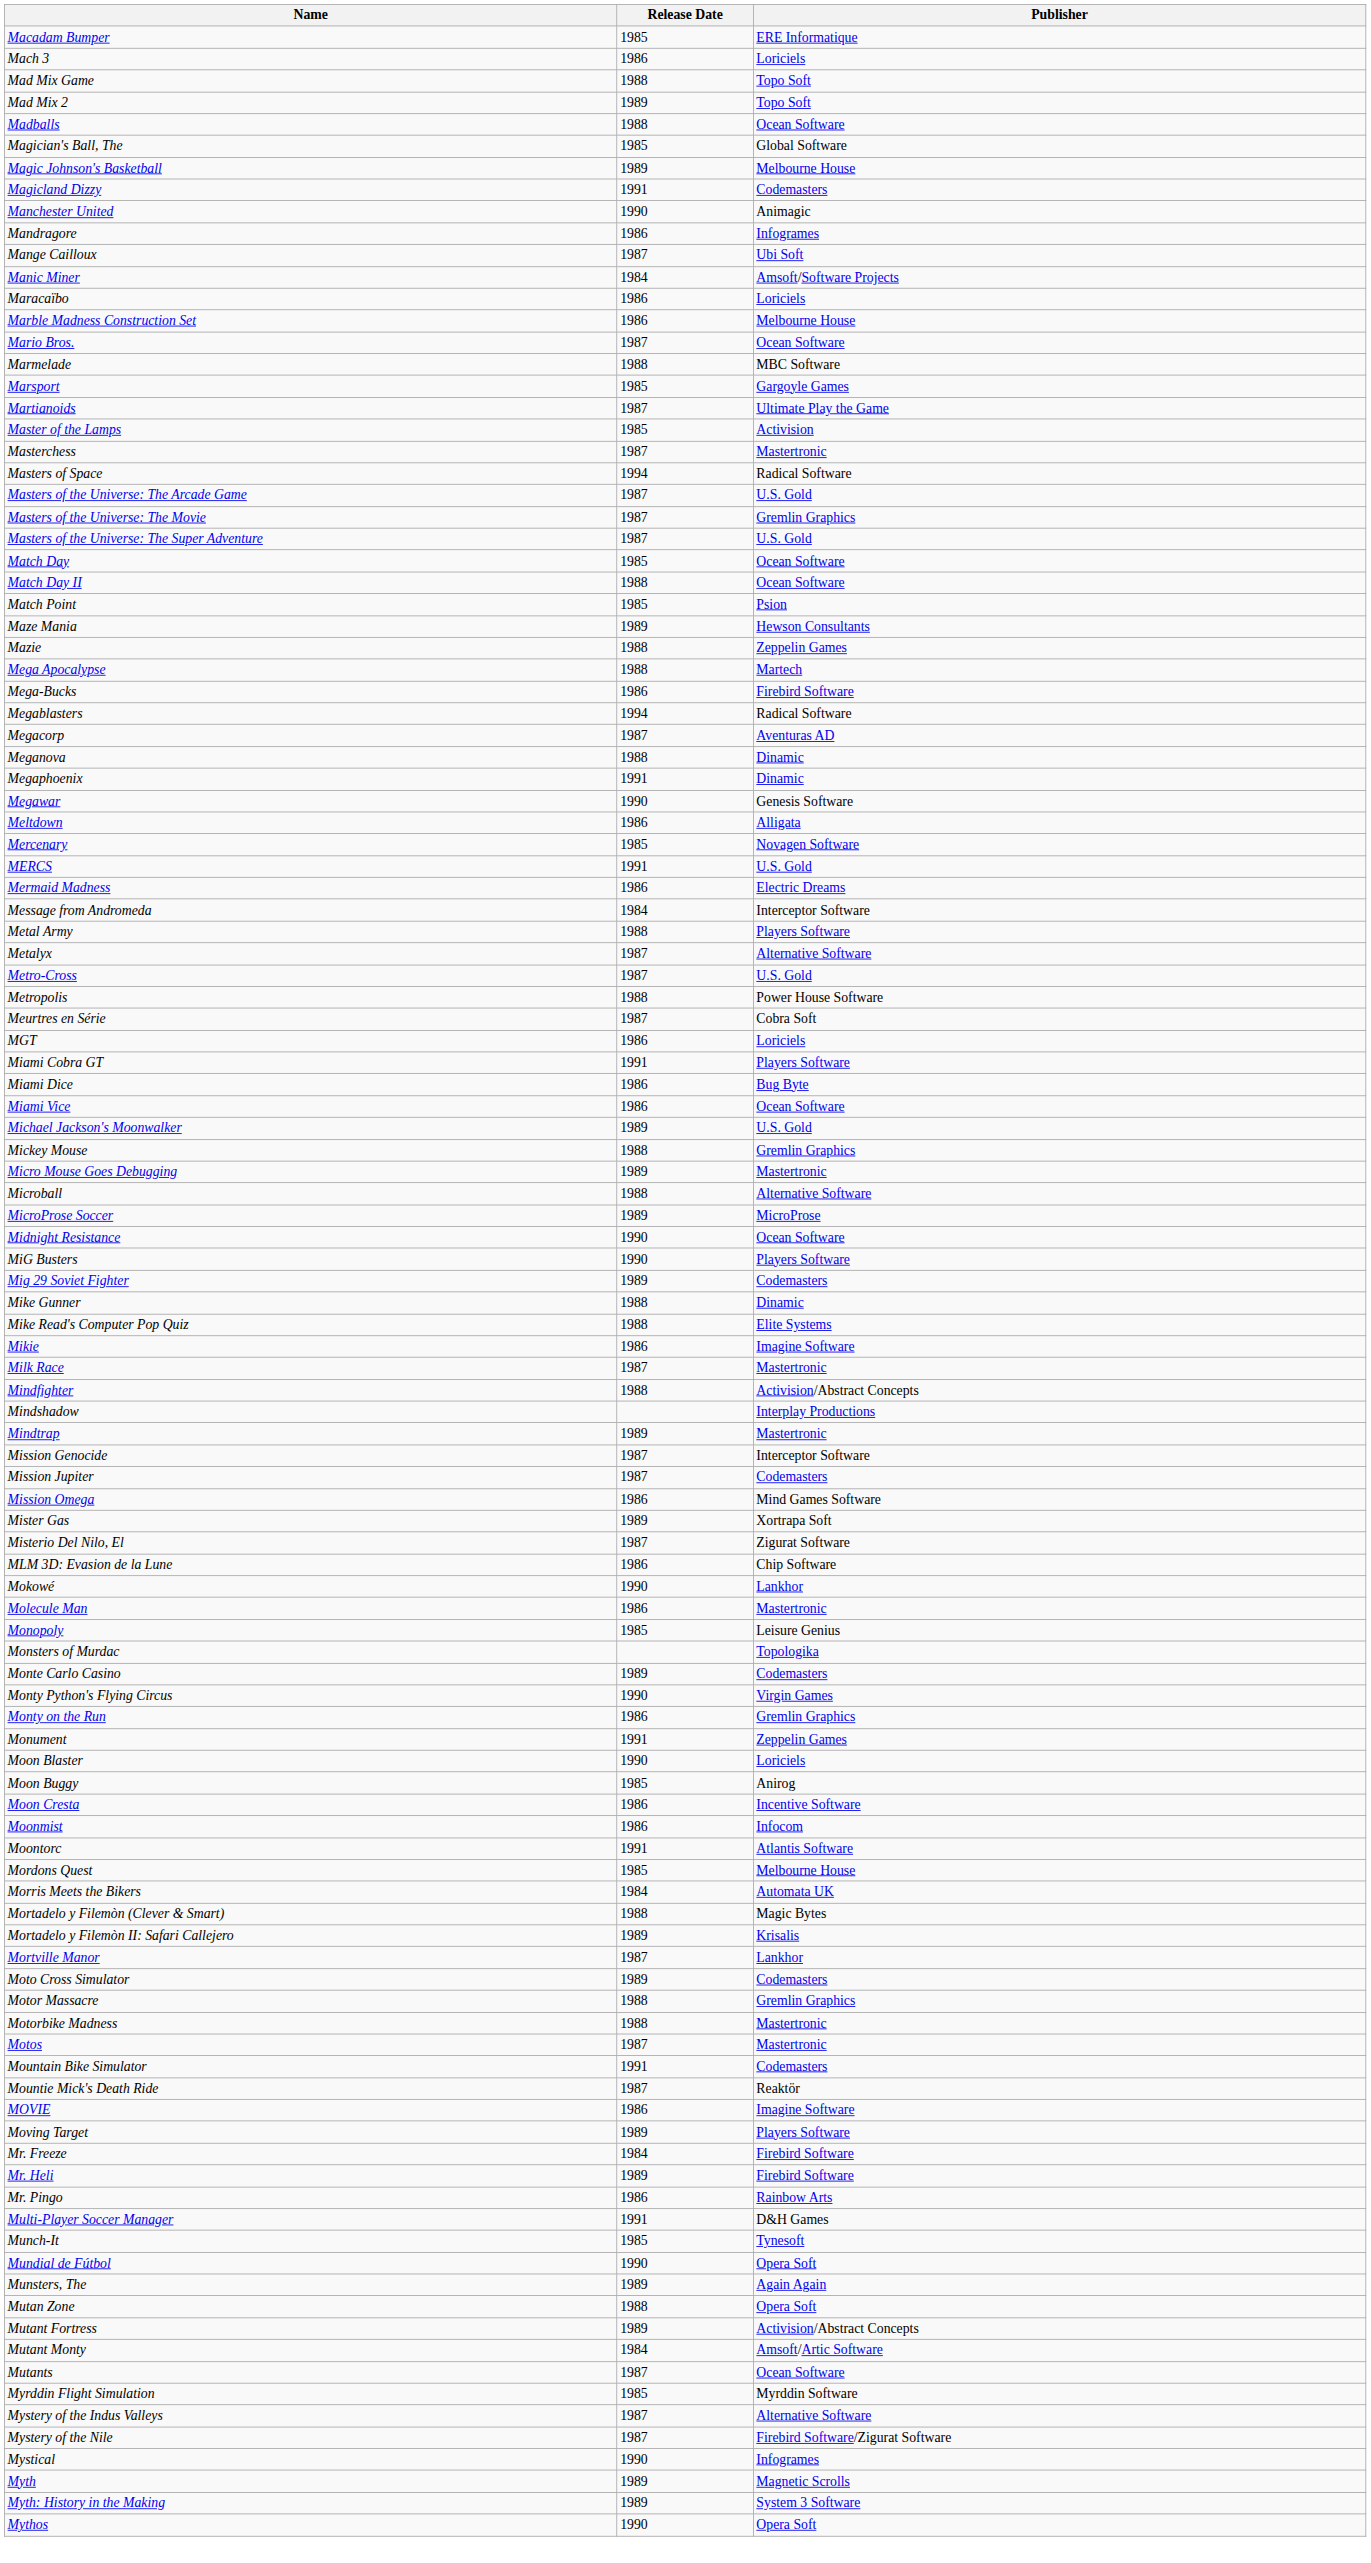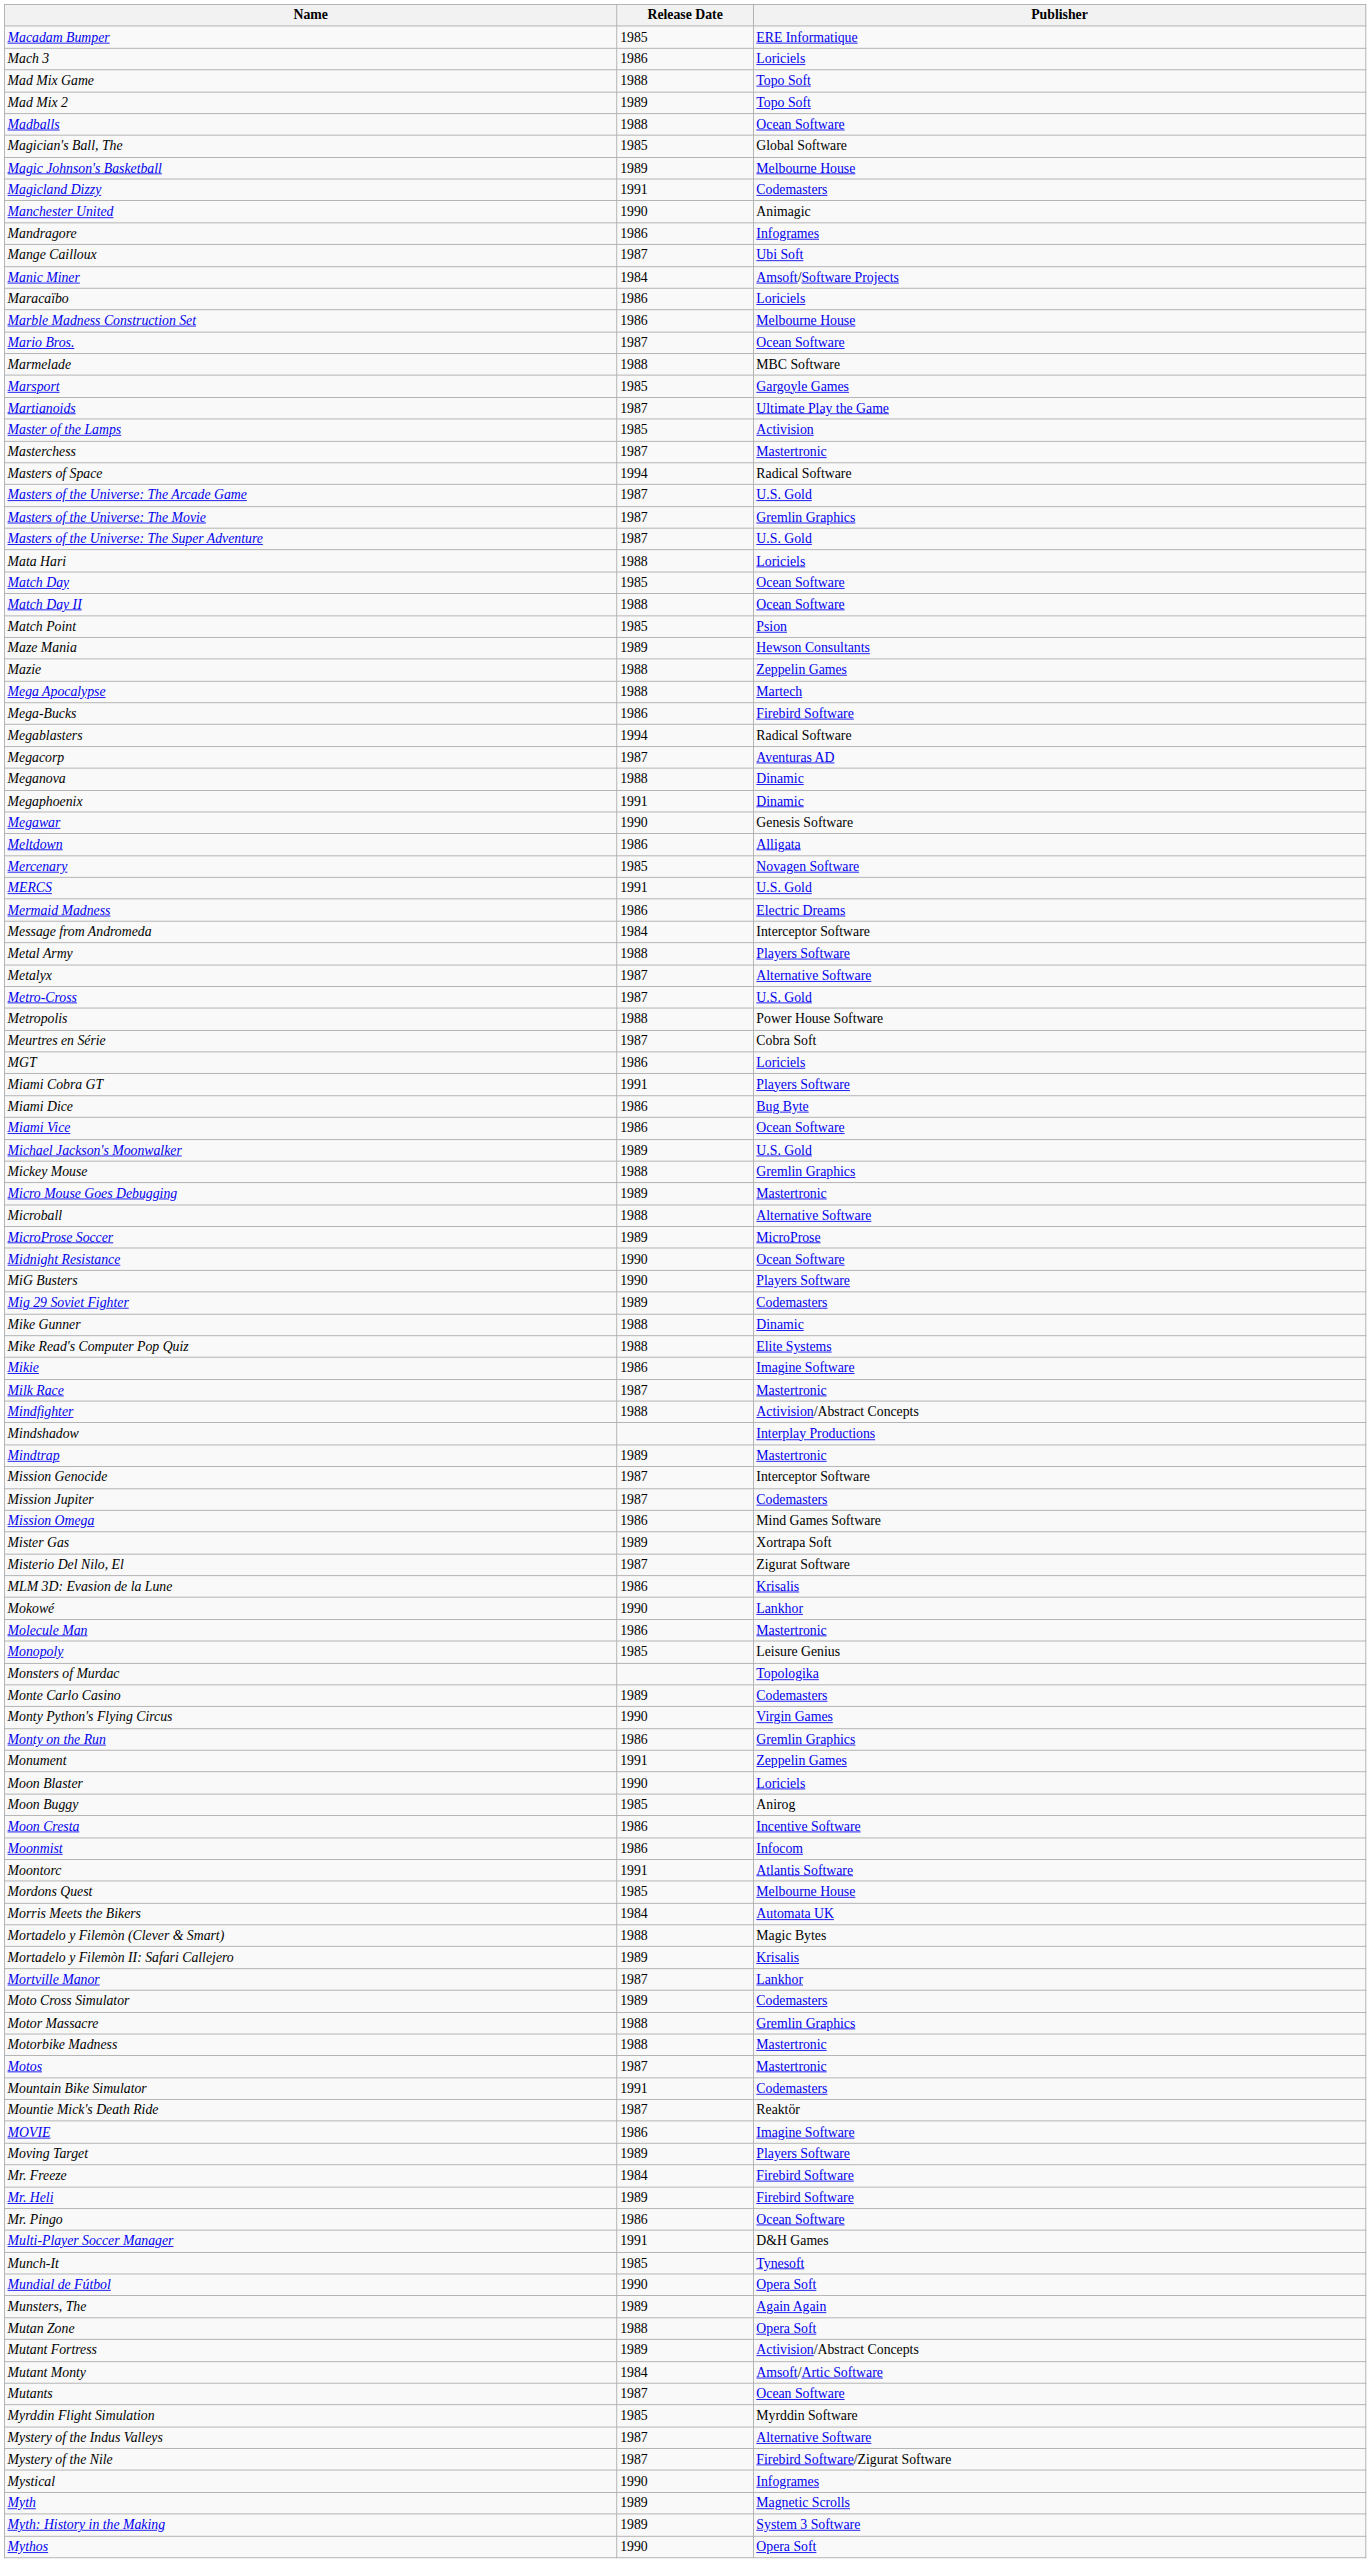+ row: (37, 560)
(796, 1564) Chip Software -> (778, 1586) Krisalis
(794, 2197) Rainbow Arts -> (800, 2219) Ocean Software
